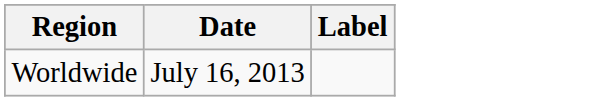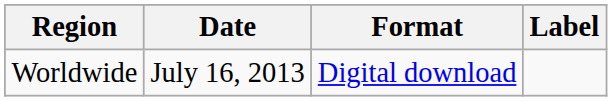+ column: (417, 27)
